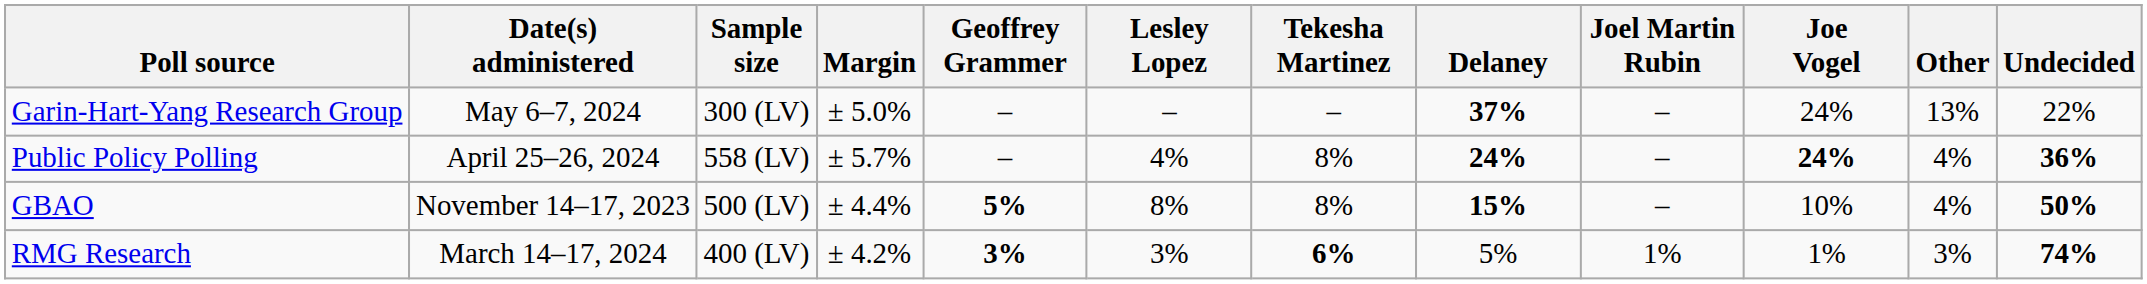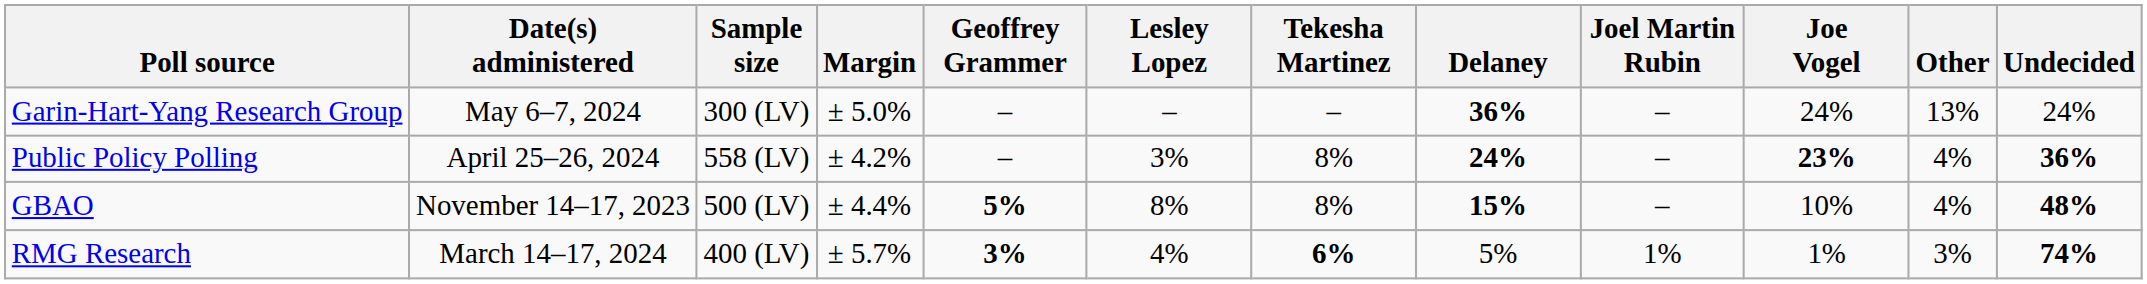(1498, 110) 37% -> (1498, 110) 36%
(2069, 110) 22% -> (2069, 110) 24%
(870, 158) ± 5.7% -> (870, 158) ± 4.2%
(1169, 158) 4% -> (1169, 158) 3%
(1827, 158) 24% -> (1827, 158) 23%
(2069, 206) 50% -> (2069, 206) 48%
(870, 253) ± 4.2% -> (870, 253) ± 5.7%
(1169, 253) 3% -> (1169, 253) 4%
